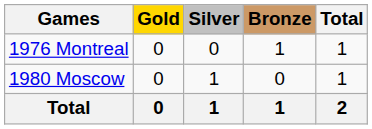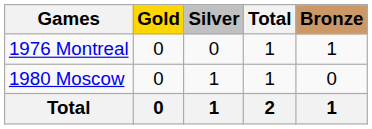columns swapped: (280, 19) <-> (342, 19)
